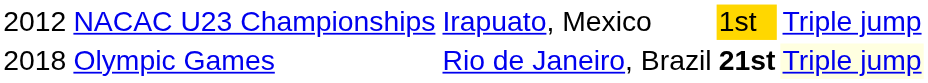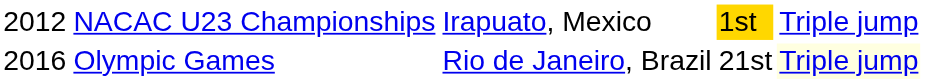(35, 60) 2018 -> (35, 60) 2016
(747, 60) bold -> (746, 60) normal
